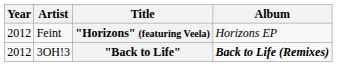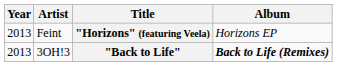(19, 33) 2012 -> (19, 33) 2013
(19, 52) 2012 -> (19, 52) 2013
